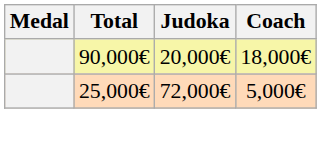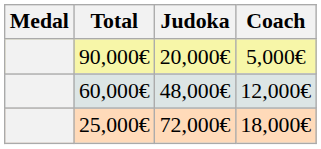(276, 56) 18,000€ -> (276, 56) 5,000€
+ row: (114, 90)
(276, 90) 5,000€ -> (276, 125) 18,000€
